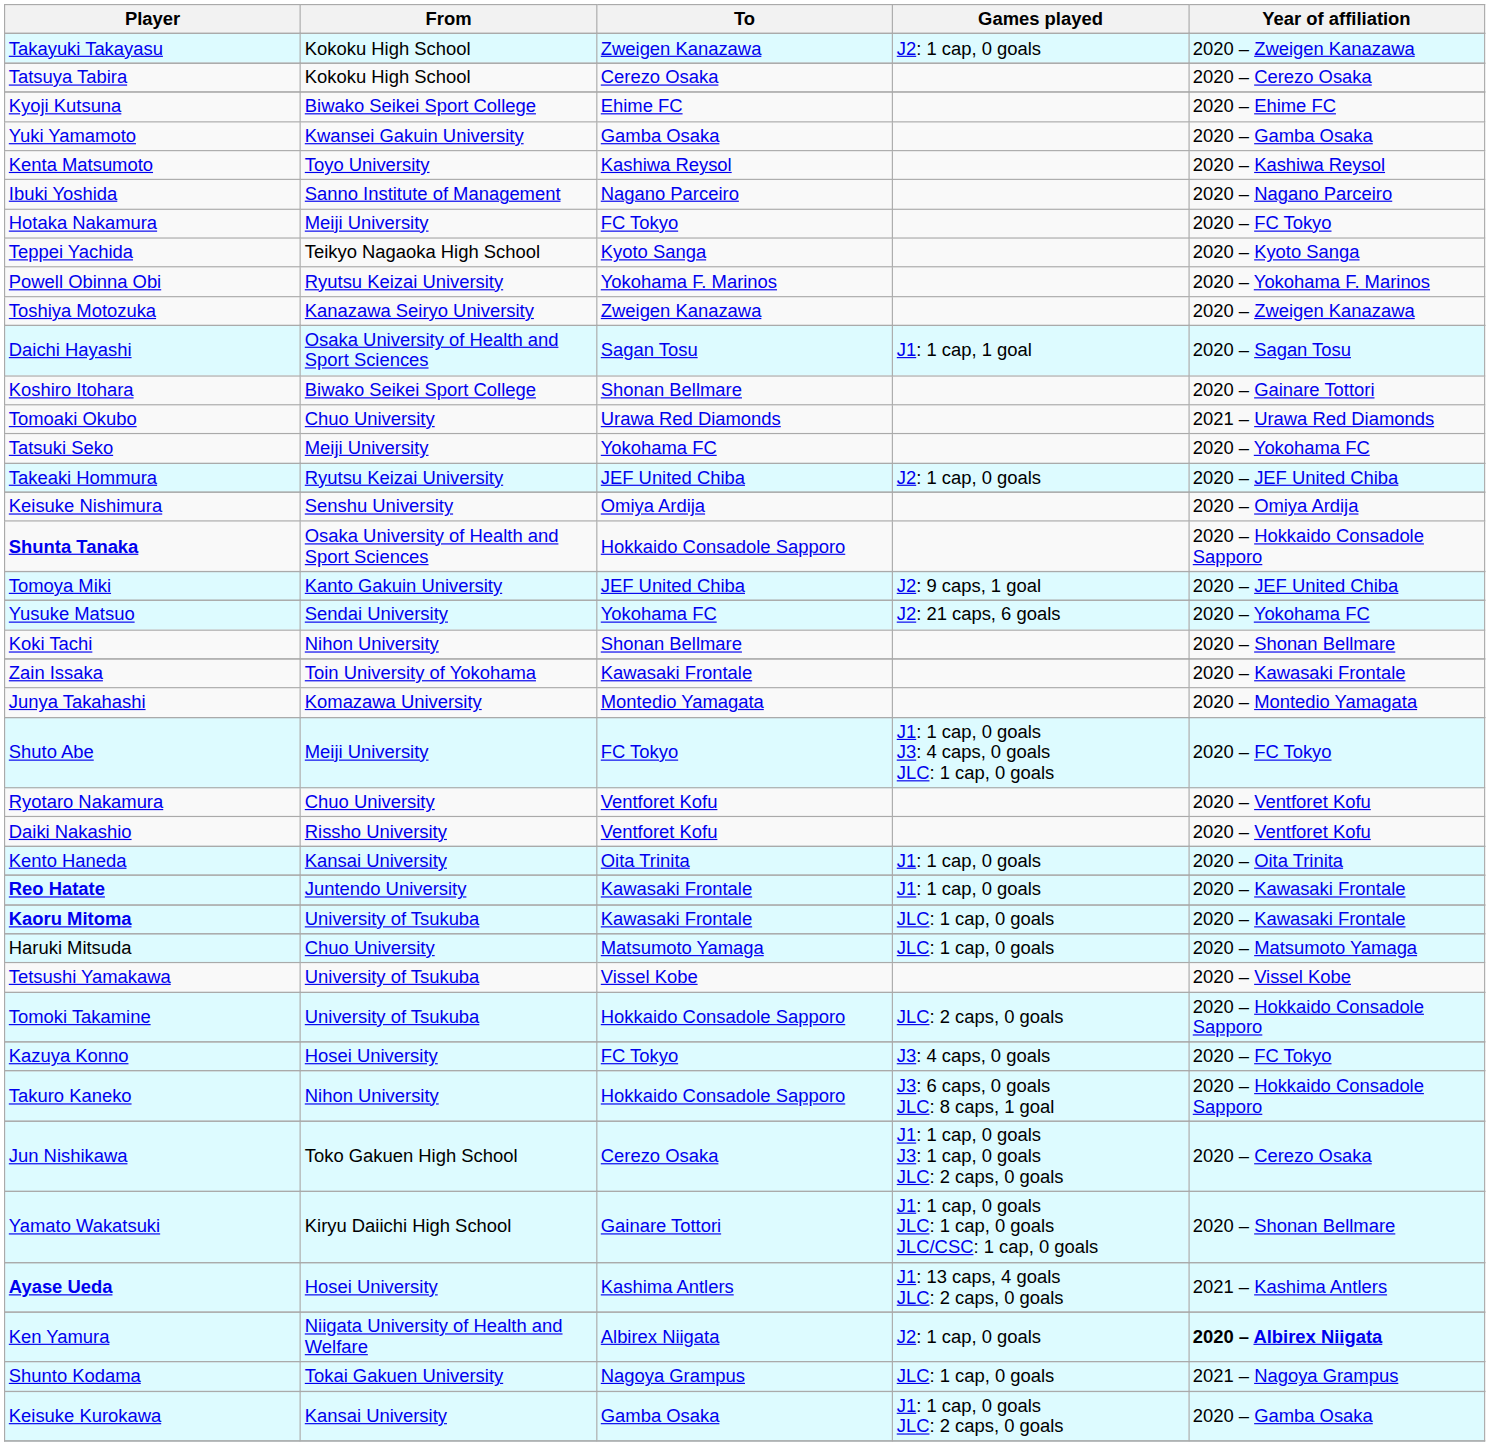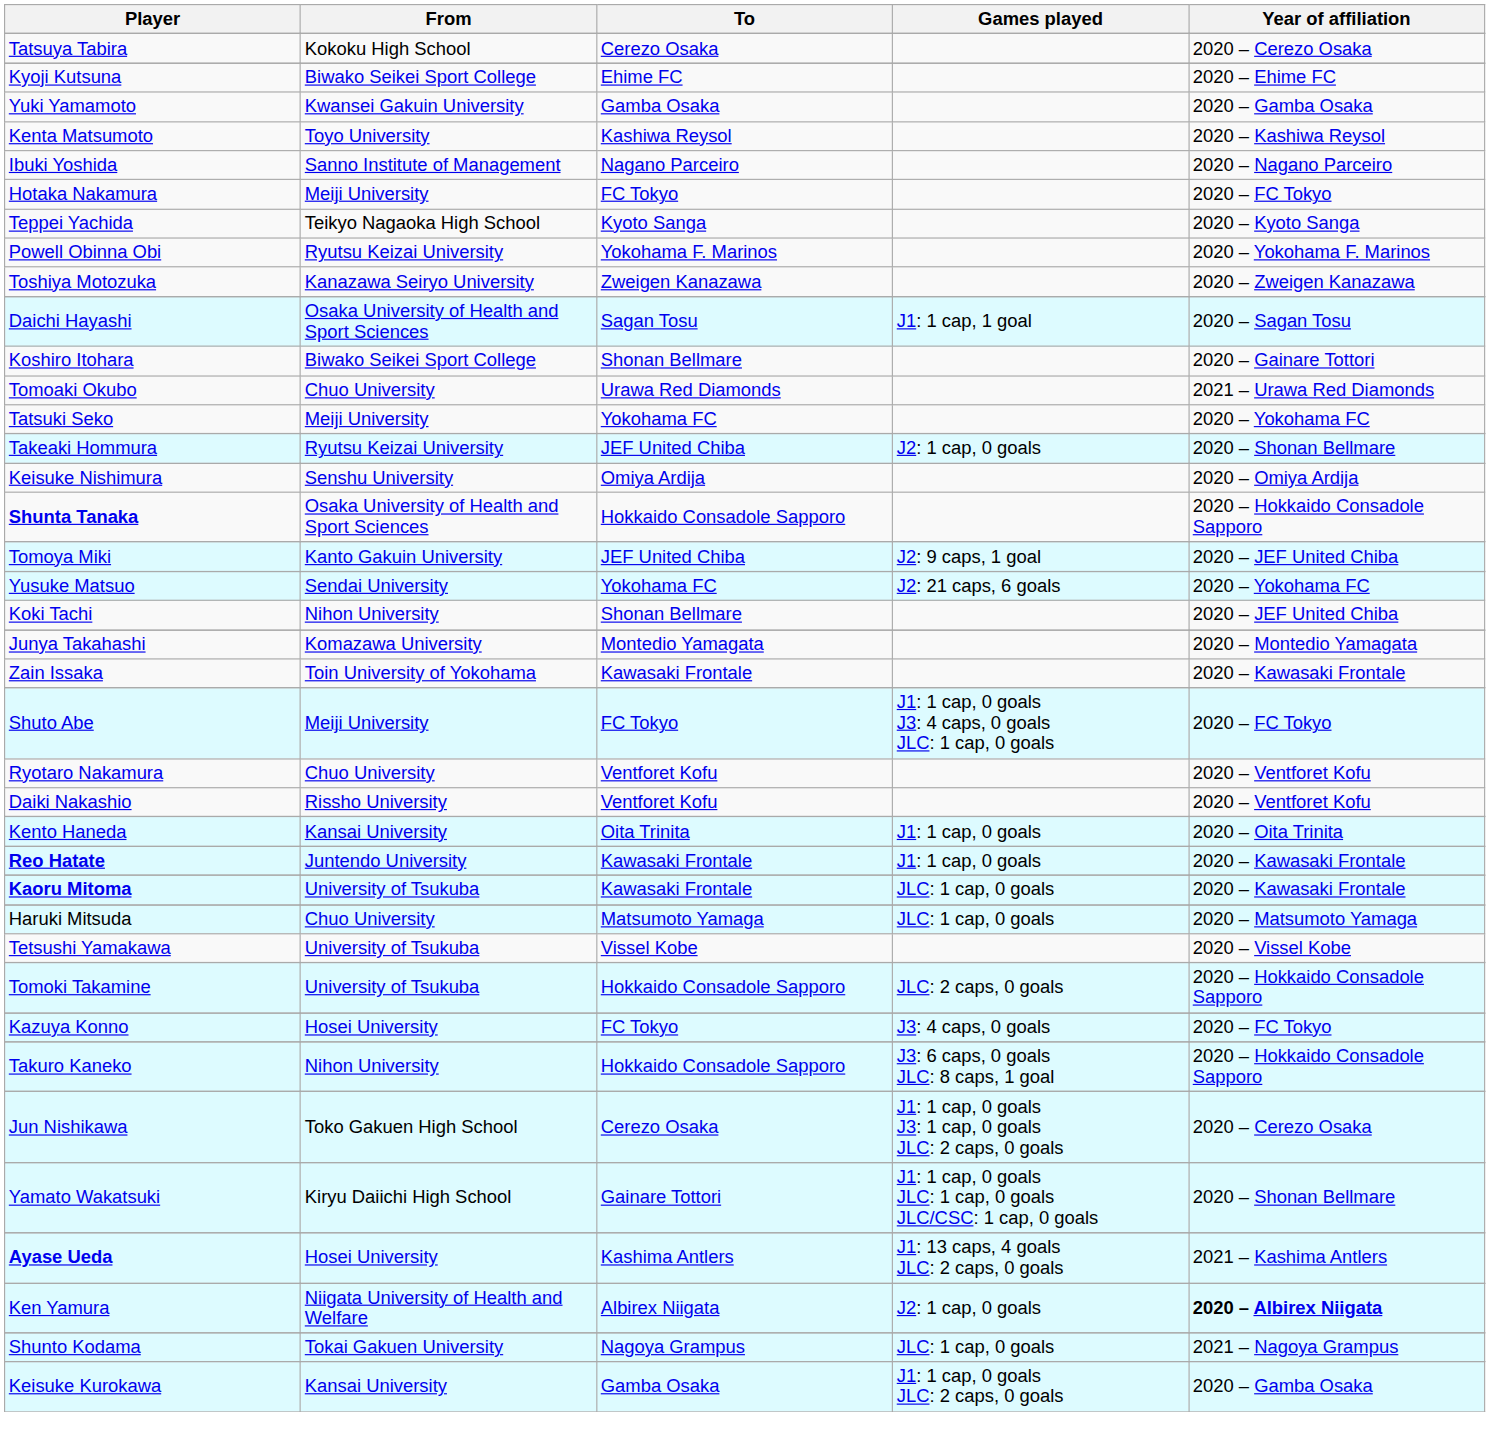- row: (86, 48)
(1296, 477) 2020 – JEF United Chiba -> (1294, 448) 2020 – Shonan Bellmare
(1294, 644) 2020 – Shonan Bellmare -> (1296, 614) 2020 – JEF United Chiba
rows swapped: (56, 673) <-> (77, 702)
